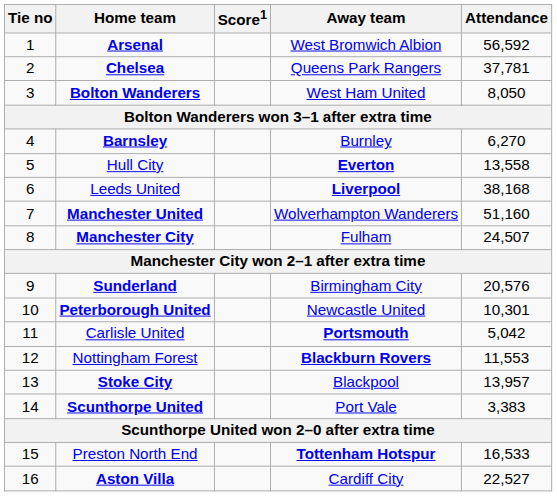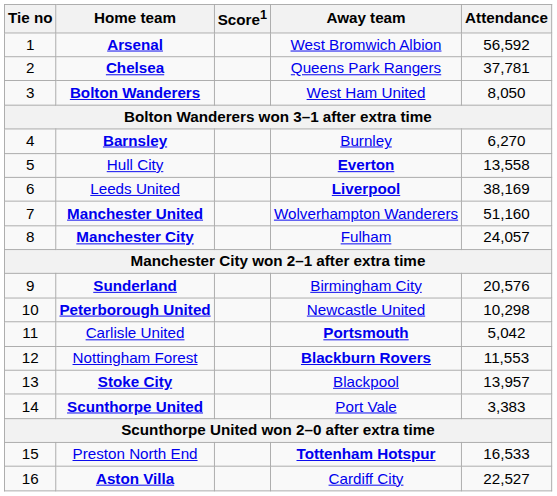(506, 189) 38,168 -> (506, 189) 38,169
(506, 237) 24,507 -> (506, 237) 24,057
(506, 309) 10,301 -> (506, 309) 10,298
